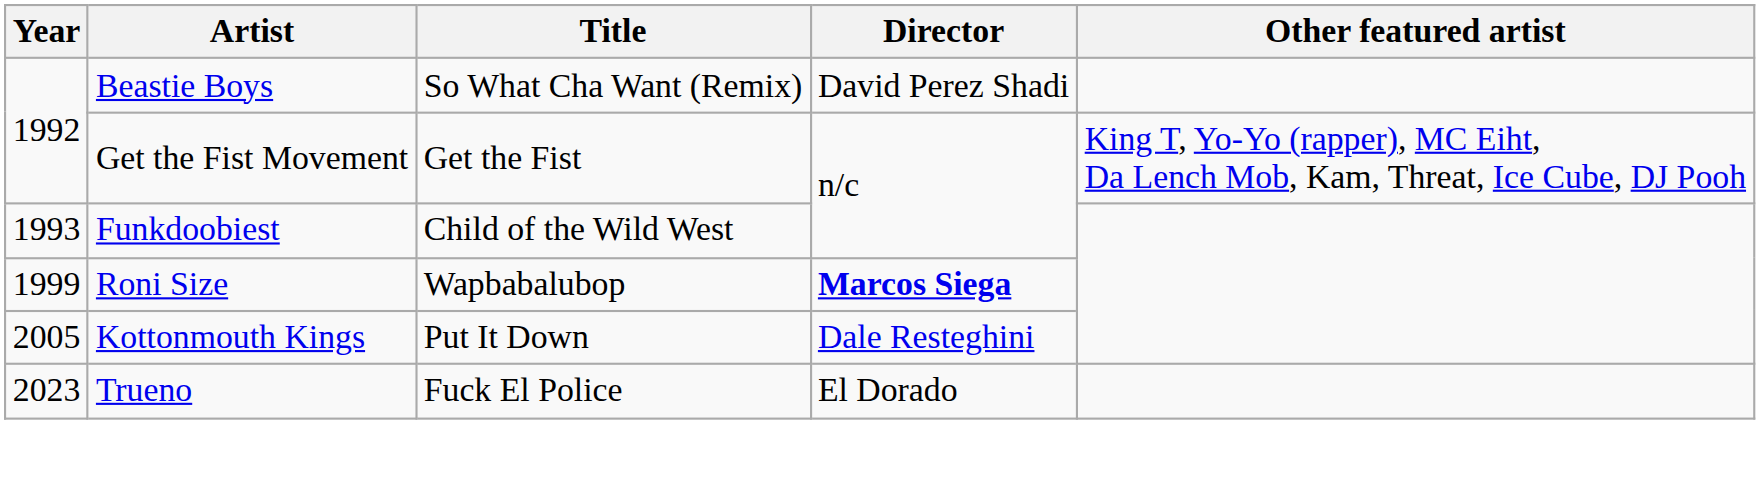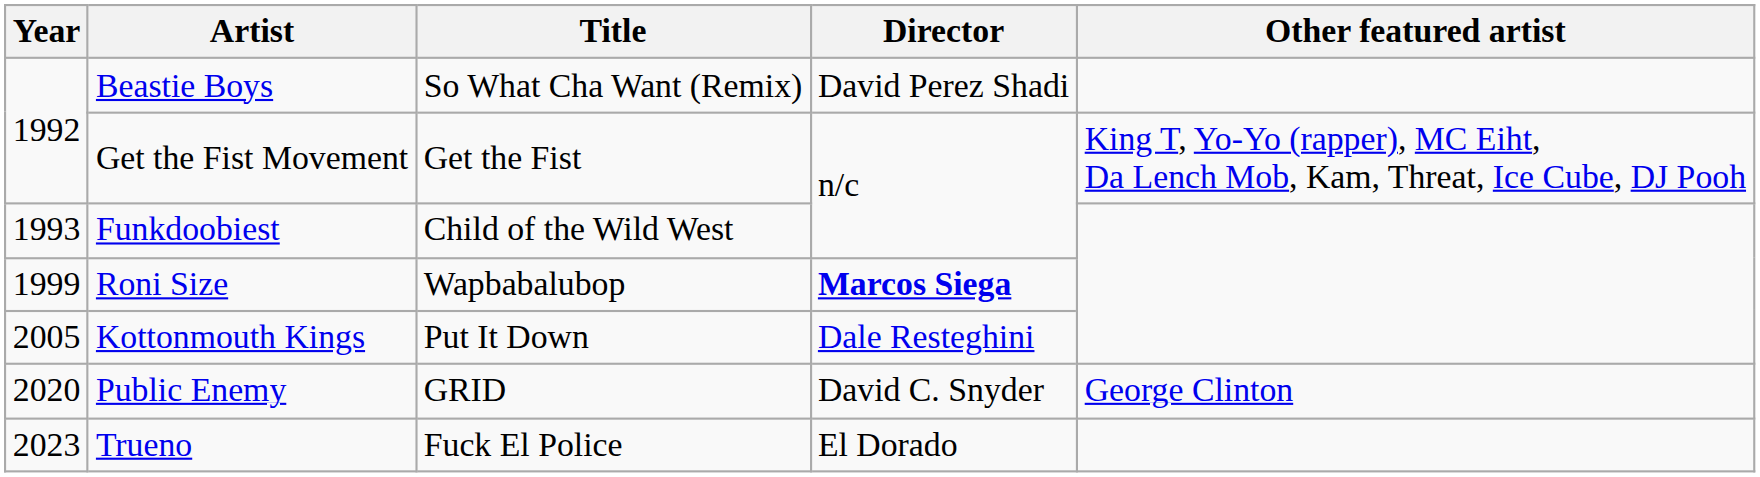+ row: (191, 390)
